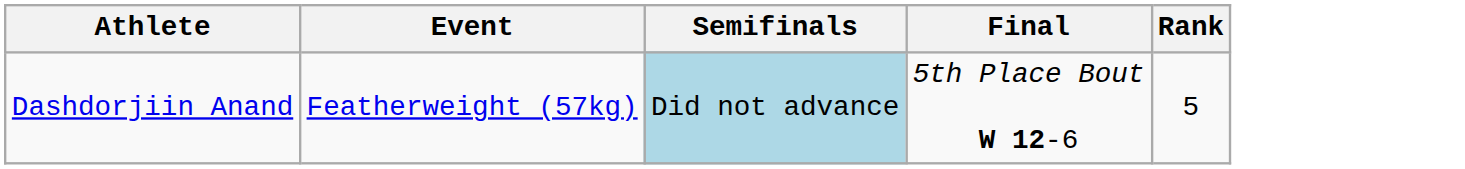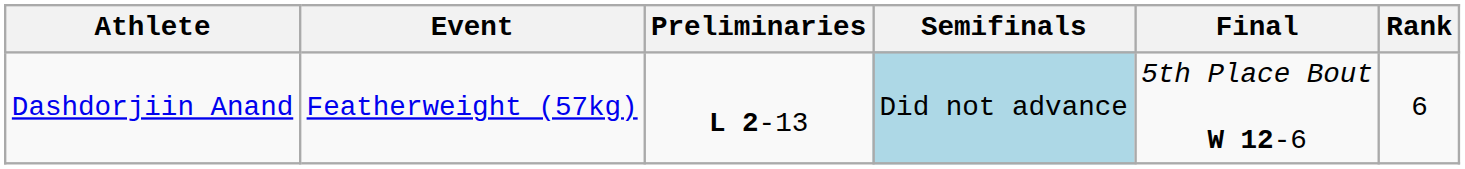+ column: (759, 28)
(1191, 107) 5 -> (1419, 107) 6
